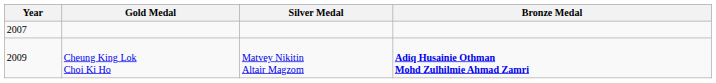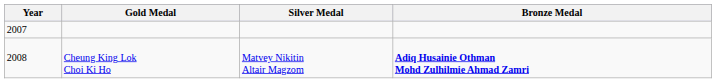(17, 58) 2009 -> (17, 58) 2008
